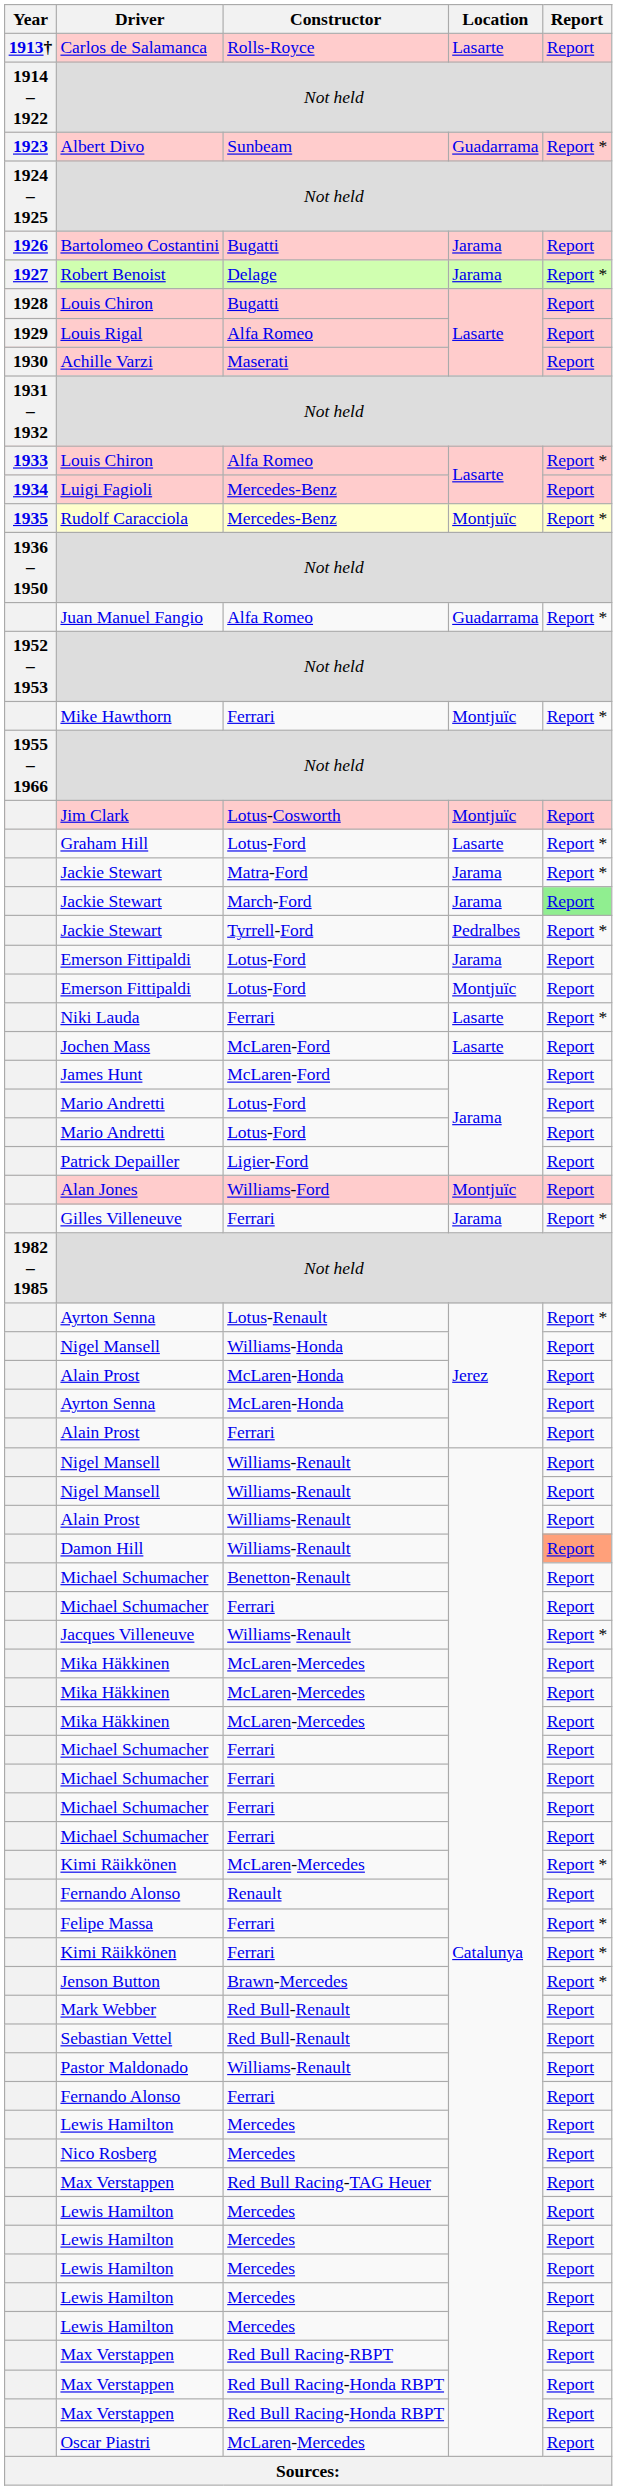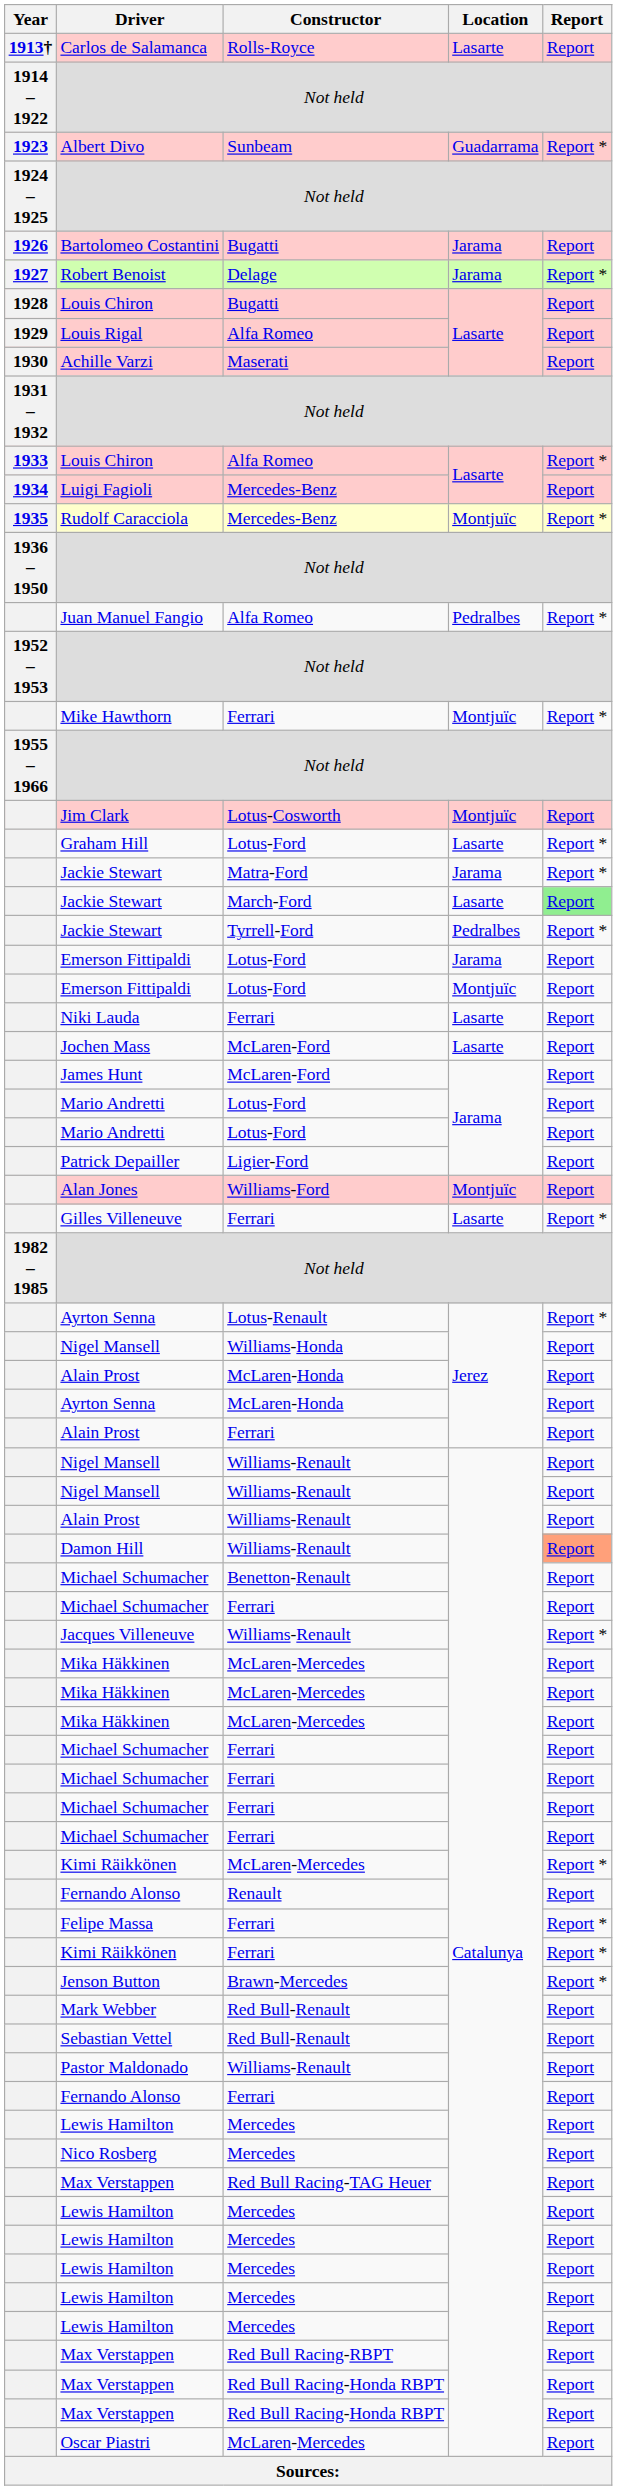(495, 617) Guadarrama -> (486, 617) Pedralbes
(477, 901) Jarama -> (478, 901) Lasarte
(577, 1016) Report * -> (570, 1016) Report
(477, 1218) Jarama -> (478, 1218) Lasarte
